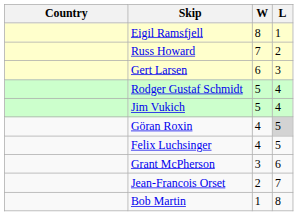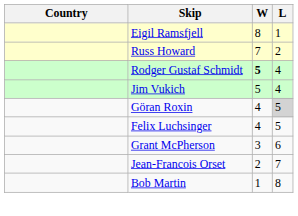- row: (159, 70)
(258, 88) normal -> (258, 70) bold
